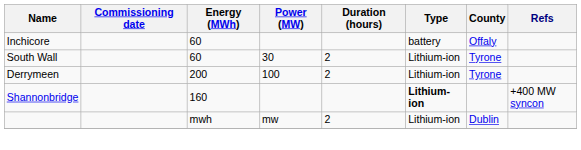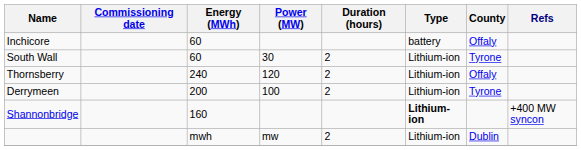+ row: (35, 74)
